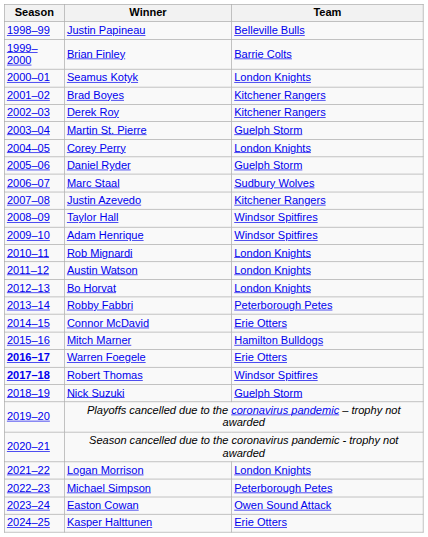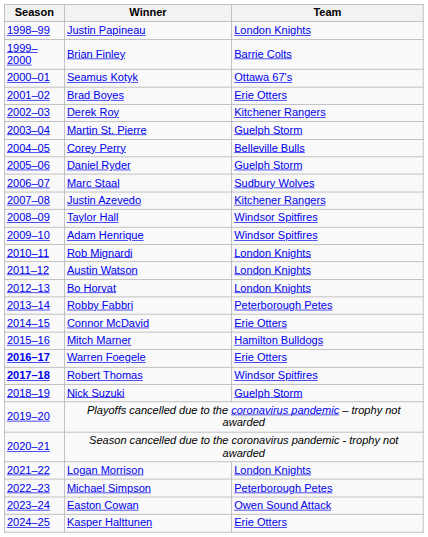(270, 30) Belleville Bulls -> (273, 30) London Knights
(273, 78) London Knights -> (263, 78) Ottawa 67's
(280, 95) Kitchener Rangers -> (261, 95) Erie Otters
(273, 148) London Knights -> (270, 148) Belleville Bulls
